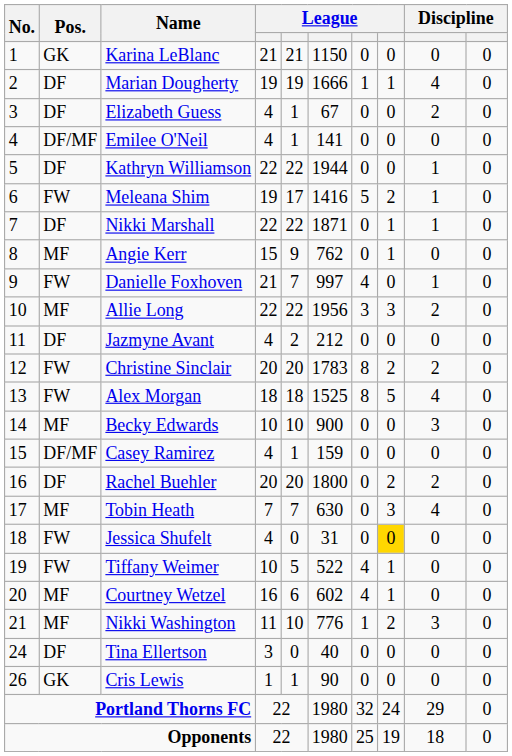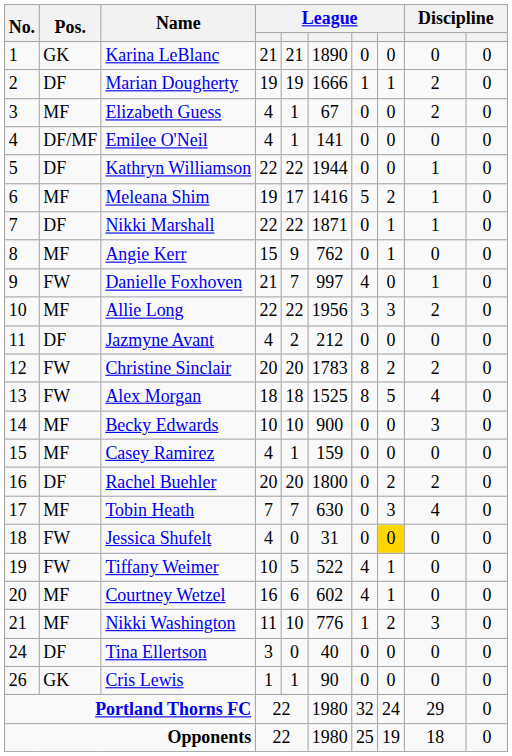(330, 55) 1150 -> (330, 55) 1890
(435, 83) 4 -> (435, 83) 2
(55, 112) DF -> (56, 112) MF
(57, 197) FW -> (56, 197) MF
(70, 453) DF/MF -> (56, 453) MF
